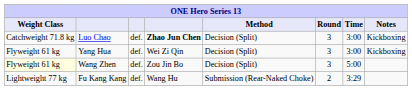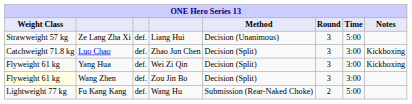+ row: (104, 38)
(174, 38) bold -> (176, 51) normal
(354, 65) 5:00 -> (354, 78) 3:00
(354, 78) 3:29 -> (354, 92) 5:00
